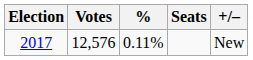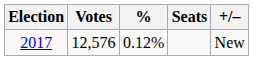(143, 42) 0.11% -> (144, 42) 0.12%
